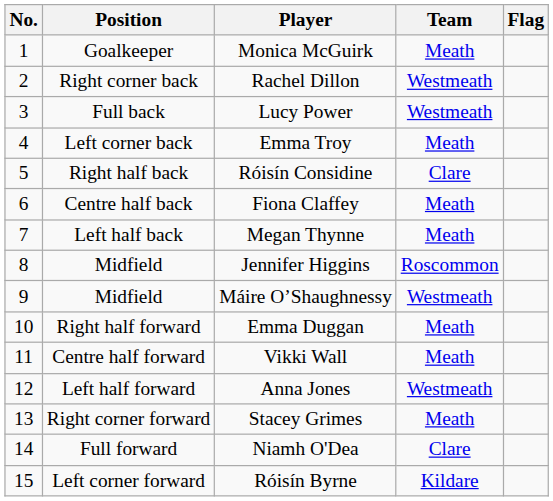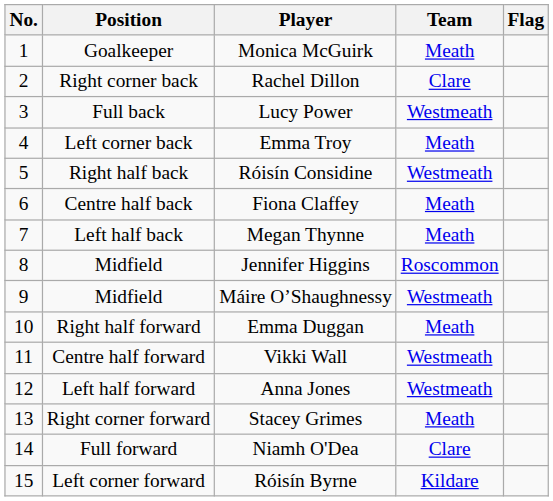(450, 81) Westmeath -> (450, 81) Clare
(450, 173) Clare -> (450, 173) Westmeath
(450, 357) Meath -> (450, 357) Westmeath
